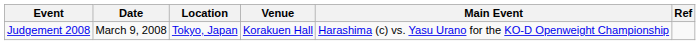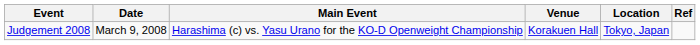columns swapped: (205, 13) <-> (494, 13)
